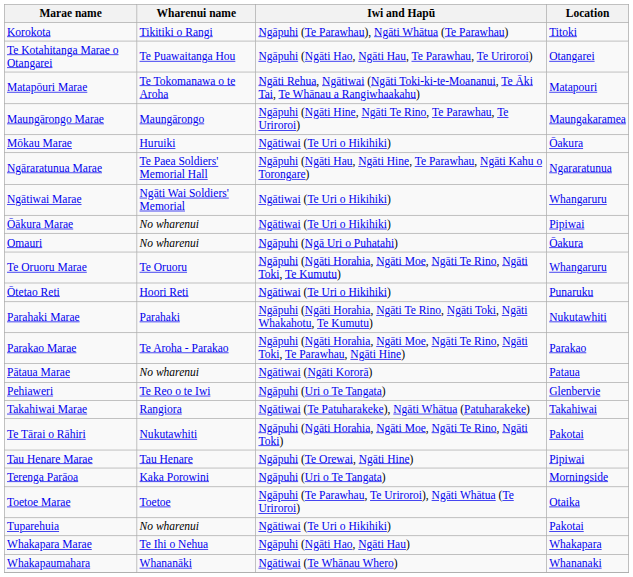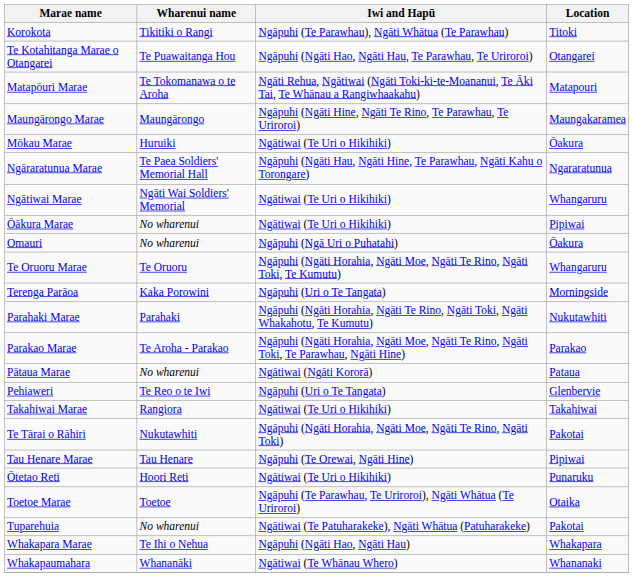rows swapped: (33, 292) <-> (43, 477)
(394, 409) Ngātiwai (Te Patuharakeke), Ngāti Whātua (Patuharakeke) -> (325, 409) Ngātiwai (Te Uri o Hikihiki)
(325, 526) Ngātiwai (Te Uri o Hikihiki) -> (394, 526) Ngātiwai (Te Patuharakeke), Ngāti Whātua (Patuharakeke)
